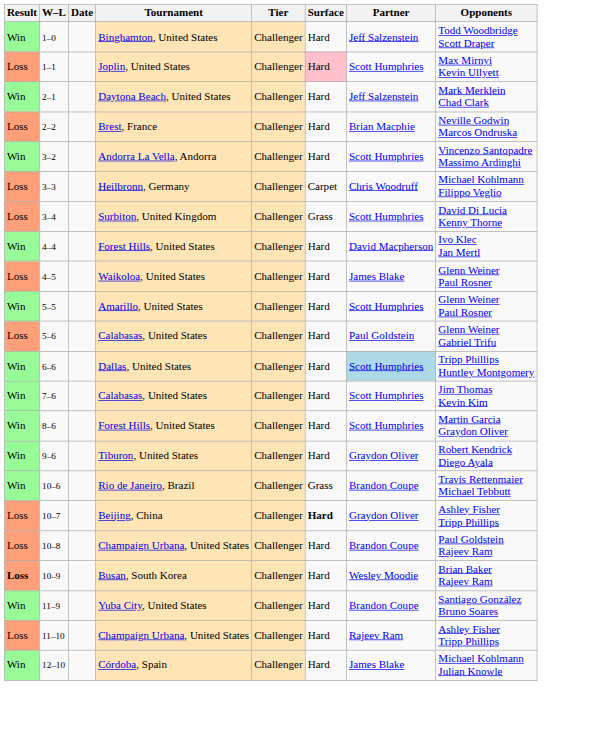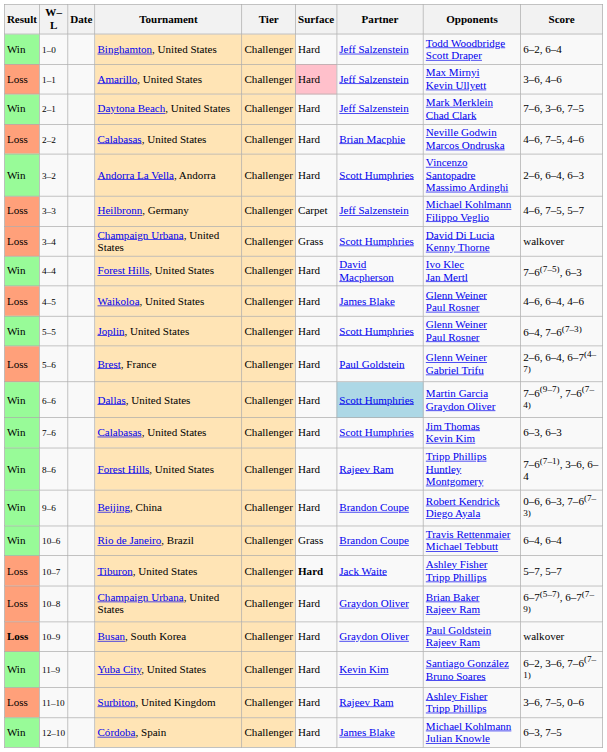+ column: (562, 19)
(144, 66) Joplin, United States -> (150, 79) Amarillo, United States
(386, 66) Scott Humphries -> (374, 79) Jeff Salzenstein
(128, 126) Brest, France -> (152, 139) Calabasas, United States
(383, 186) Chris Woodruff -> (374, 211) Jeff Salzenstein
(157, 216) Surbiton, United Kingdom -> (158, 241) Champaign Urbana, United States
(150, 306) Amarillo, United States -> (143, 331) Joplin, United States
(153, 336) Calabasas, United States -> (127, 364) Brest, France
(486, 366) Tripp Phillips Huntley Montgomery -> (461, 399) Martin Garcia Graydon Oliver
(386, 426) Scott Humphries -> (366, 469) Rajeev Ram
(473, 426) Martin Garcia Graydon Oliver -> (456, 469) Tripp Phillips Huntley Montgomery
(148, 455) Tiburon, United States -> (130, 508) Beijing, China
(384, 455) Graydon Oliver -> (374, 508) Brandon Coupe
(130, 515) Beijing, China -> (147, 571) Tiburon, United States
(384, 515) Graydon Oliver -> (363, 571) Jack Waite
(384, 545) Brandon Coupe -> (374, 603) Graydon Oliver
(471, 545) Paul Goldstein Rajeev Ram -> (453, 603) Brian Baker Rajeev Ram
(384, 575) Wesley Moodie -> (374, 636) Graydon Oliver
(465, 575) Brian Baker Rajeev Ram -> (458, 636) Paul Goldstein Rajeev Ram
(384, 605) Brandon Coupe -> (364, 669) Kevin Kim
(174, 635) Champaign Urbana, United States -> (157, 702) Surbiton, United Kingdom
